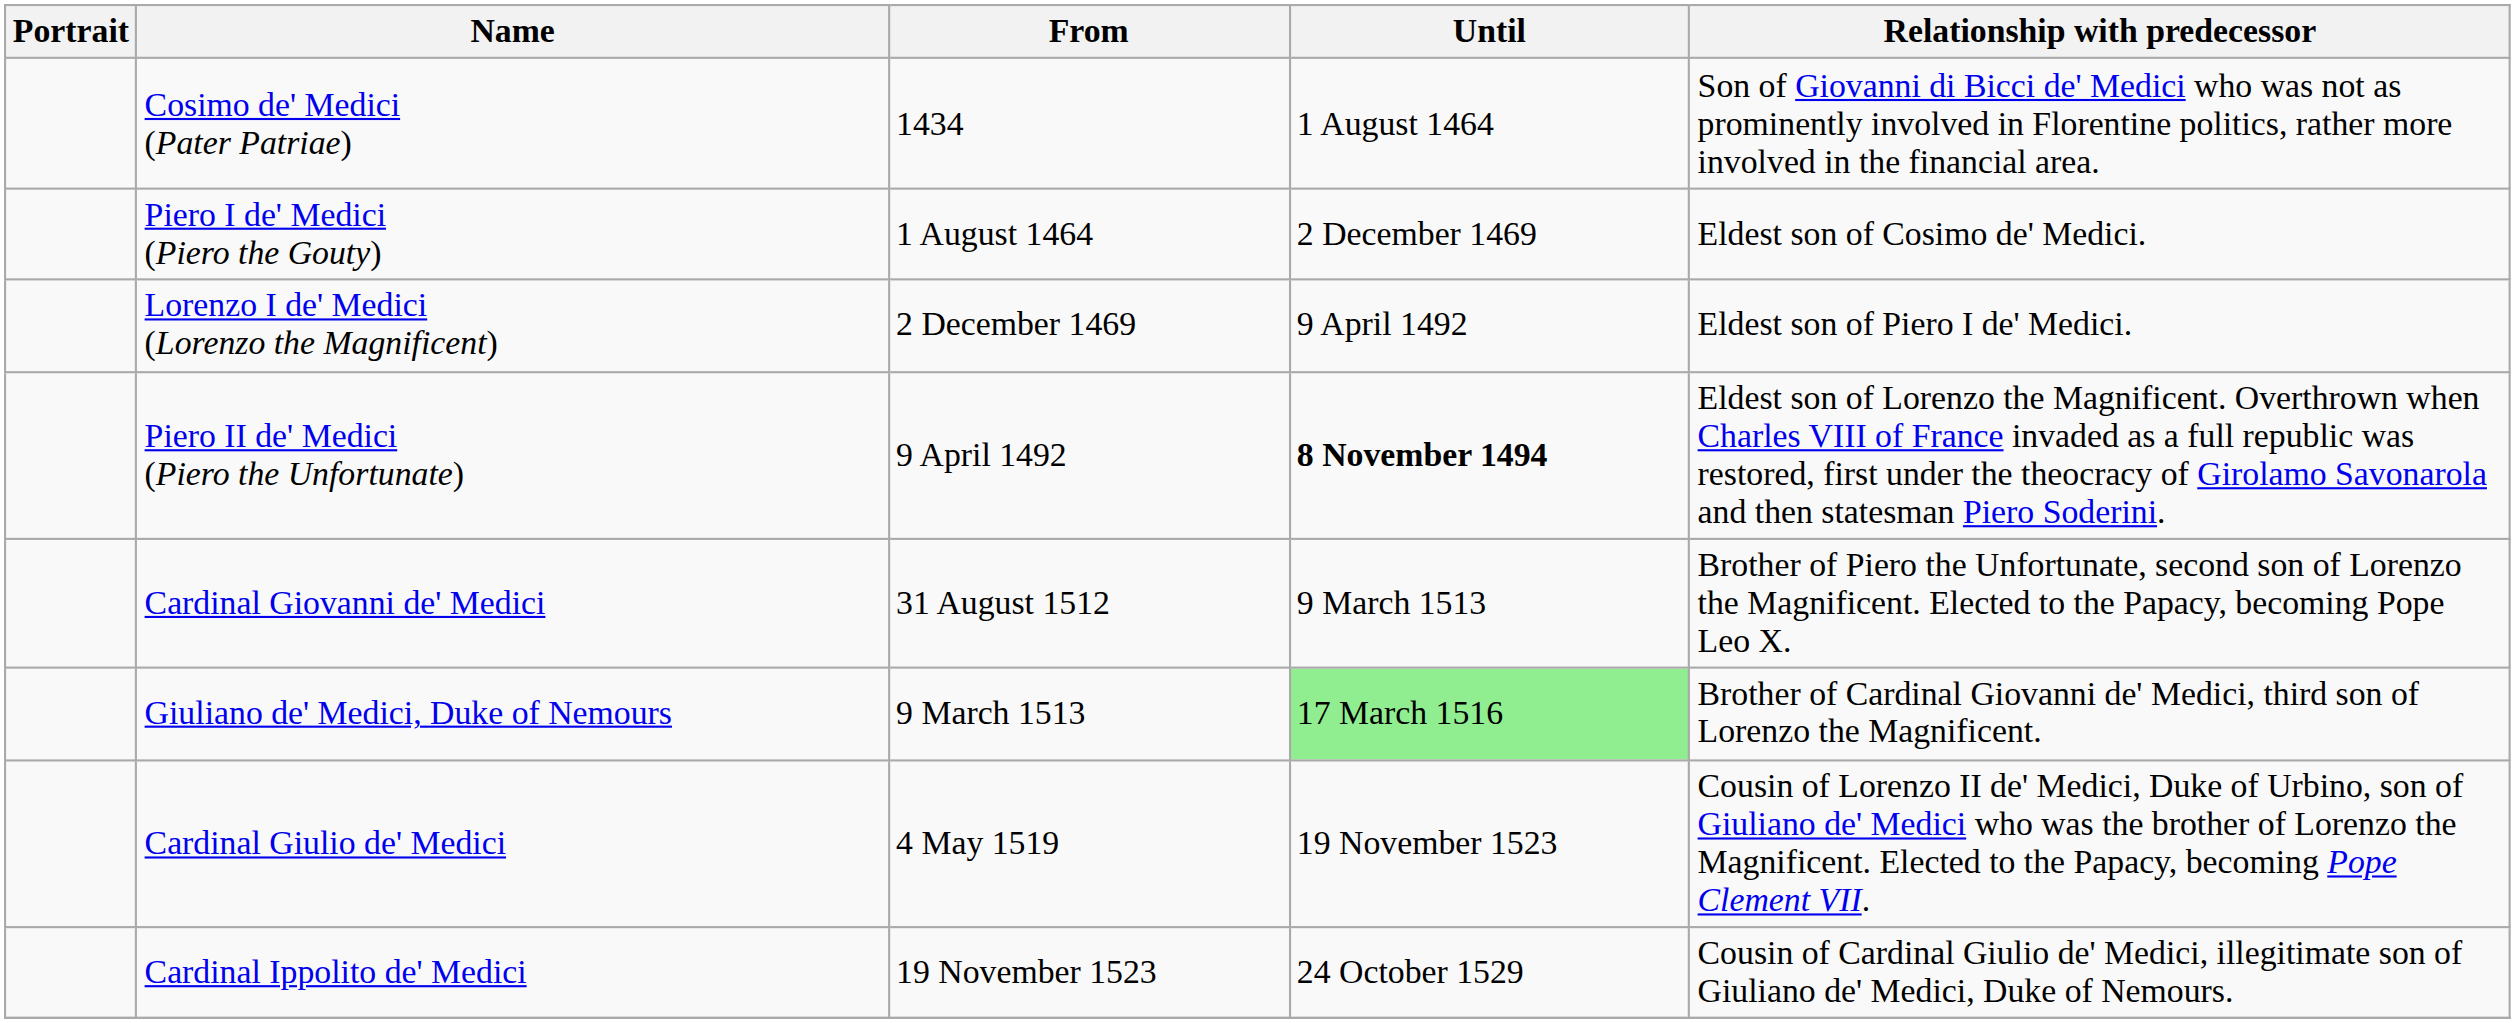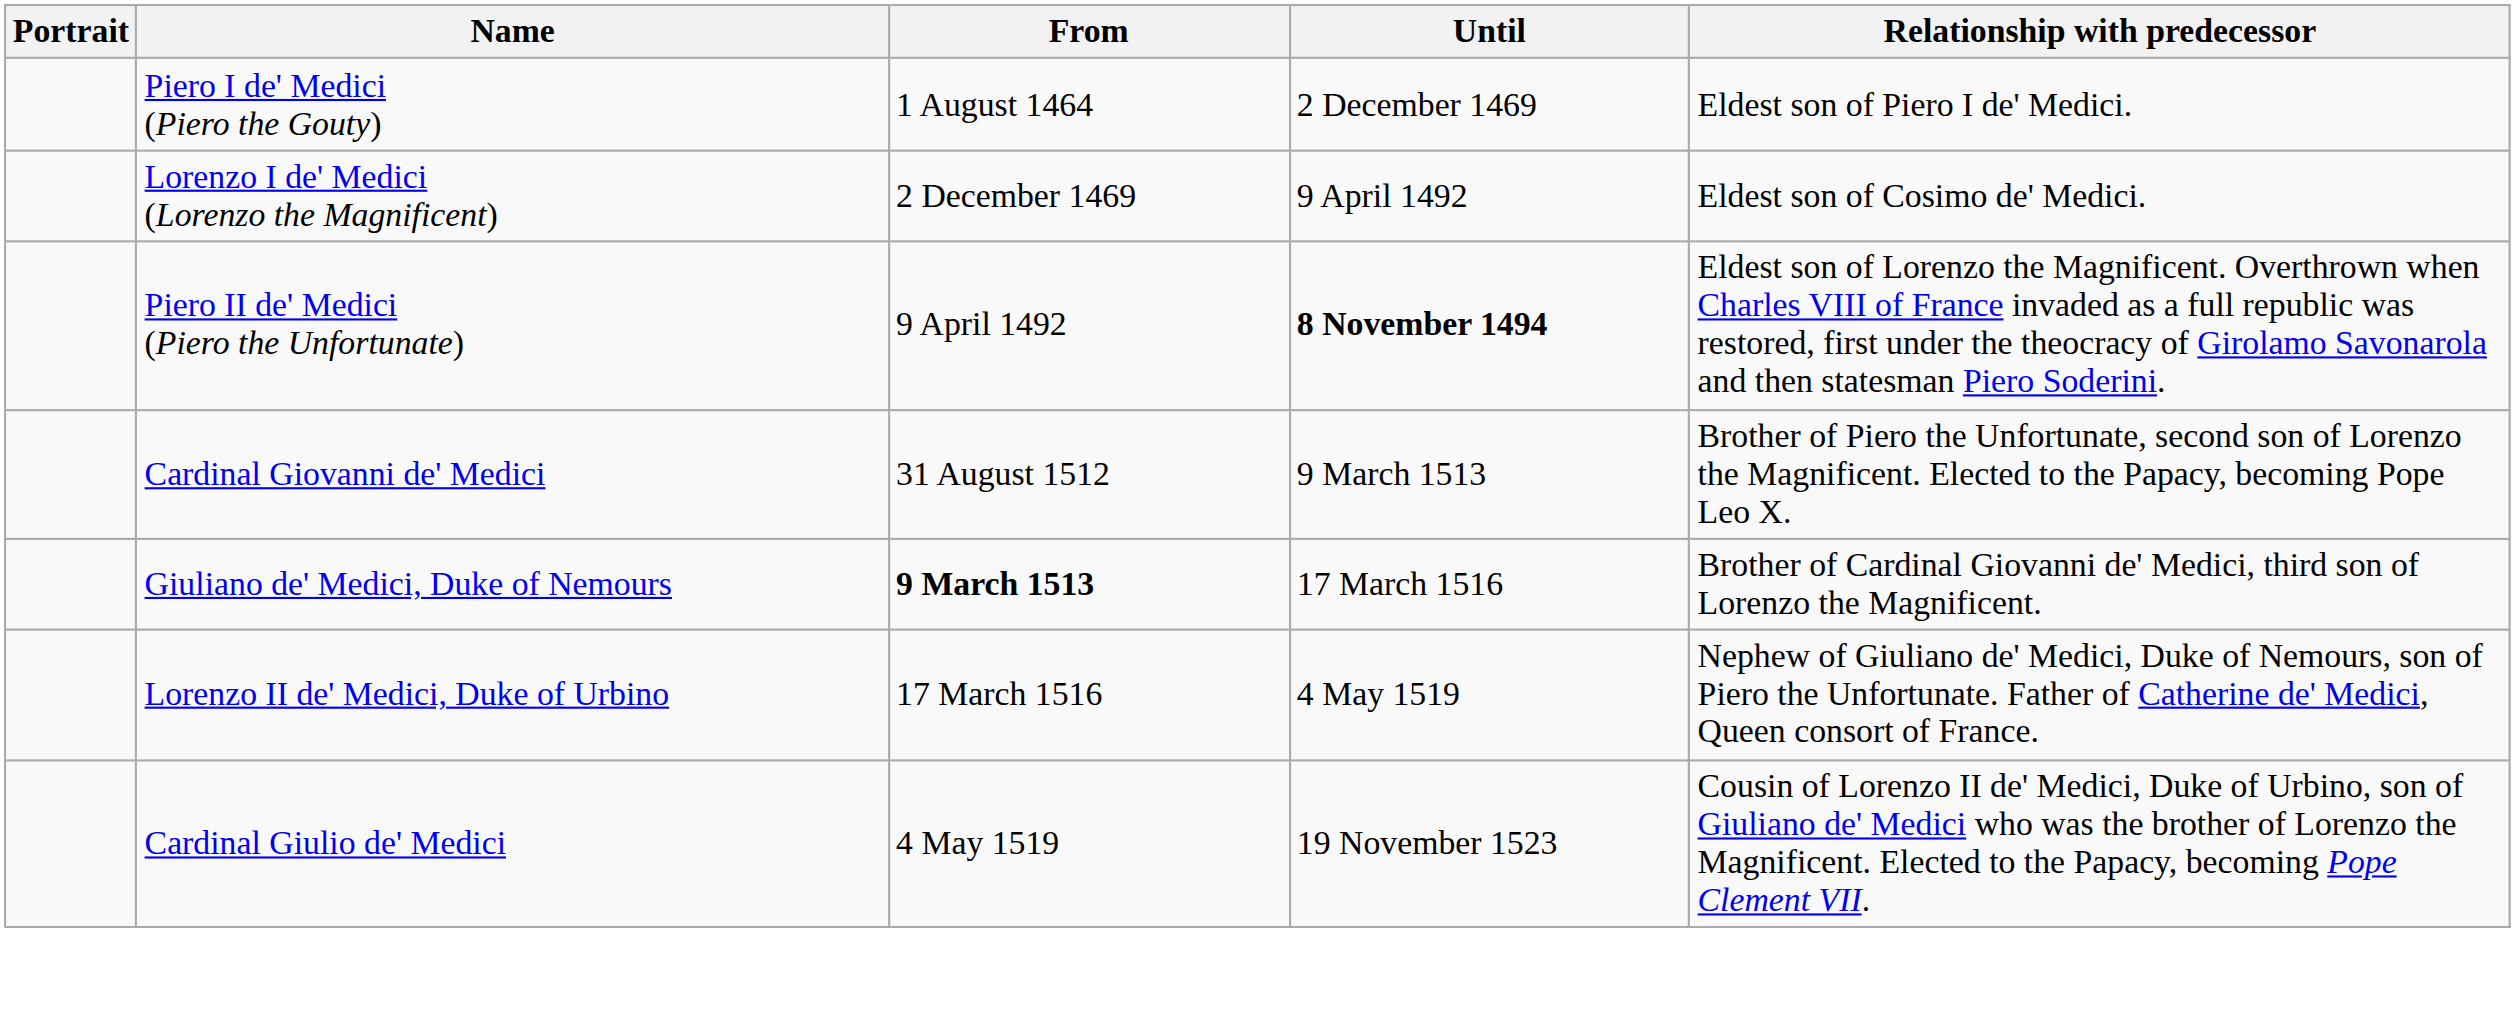- row: (272, 122)
(1922, 233) Eldest son of Cosimo de' Medici. -> (1915, 103) Eldest son of Piero I de' Medici.
(1915, 324) Eldest son of Piero I de' Medici. -> (1922, 195) Eldest son of Cosimo de' Medici.
(991, 713) normal -> (995, 583) bold
(1400, 713) lightgreen background -> (1400, 583) no background
+ row: (407, 694)
- row: (336, 972)
